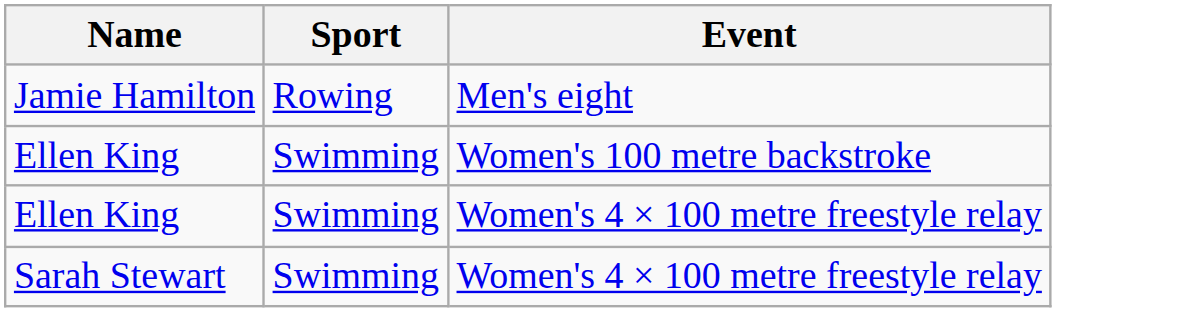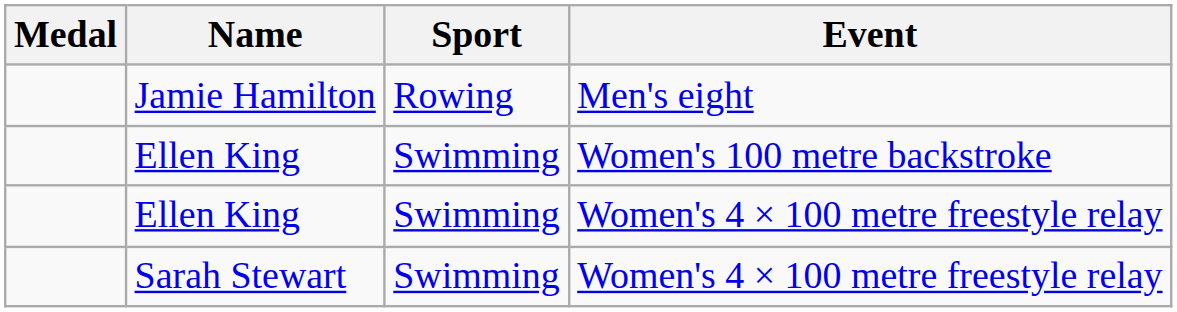+ column: (66, 34)
